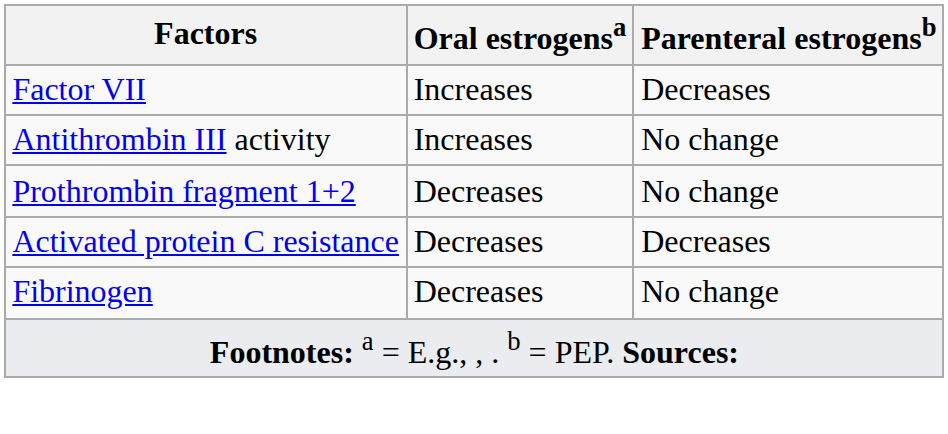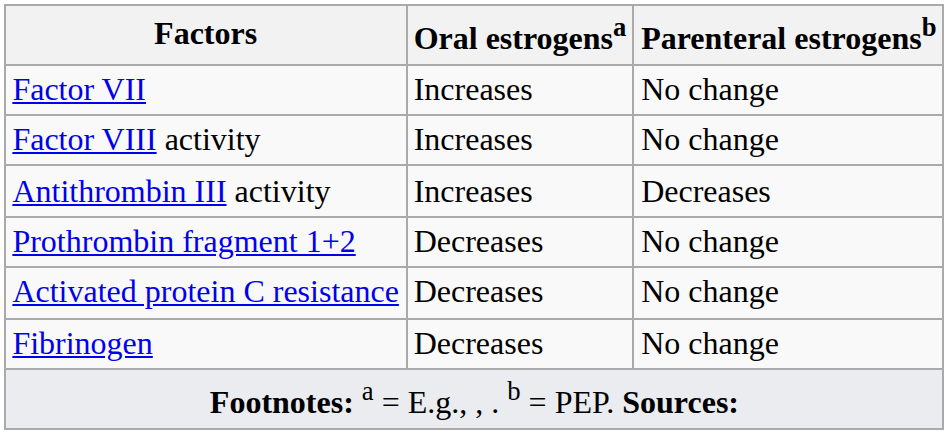(706, 89) Decreases -> (710, 89) No change
+ row: (136, 140)
(710, 140) No change -> (706, 190) Decreases
(706, 241) Decreases -> (710, 292) No change
